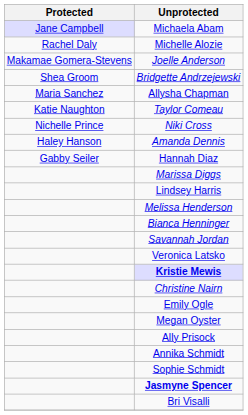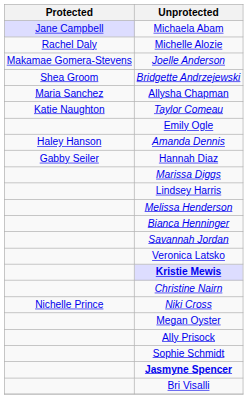rows swapped: (188, 126) <-> (188, 304)
- row: (188, 353)
